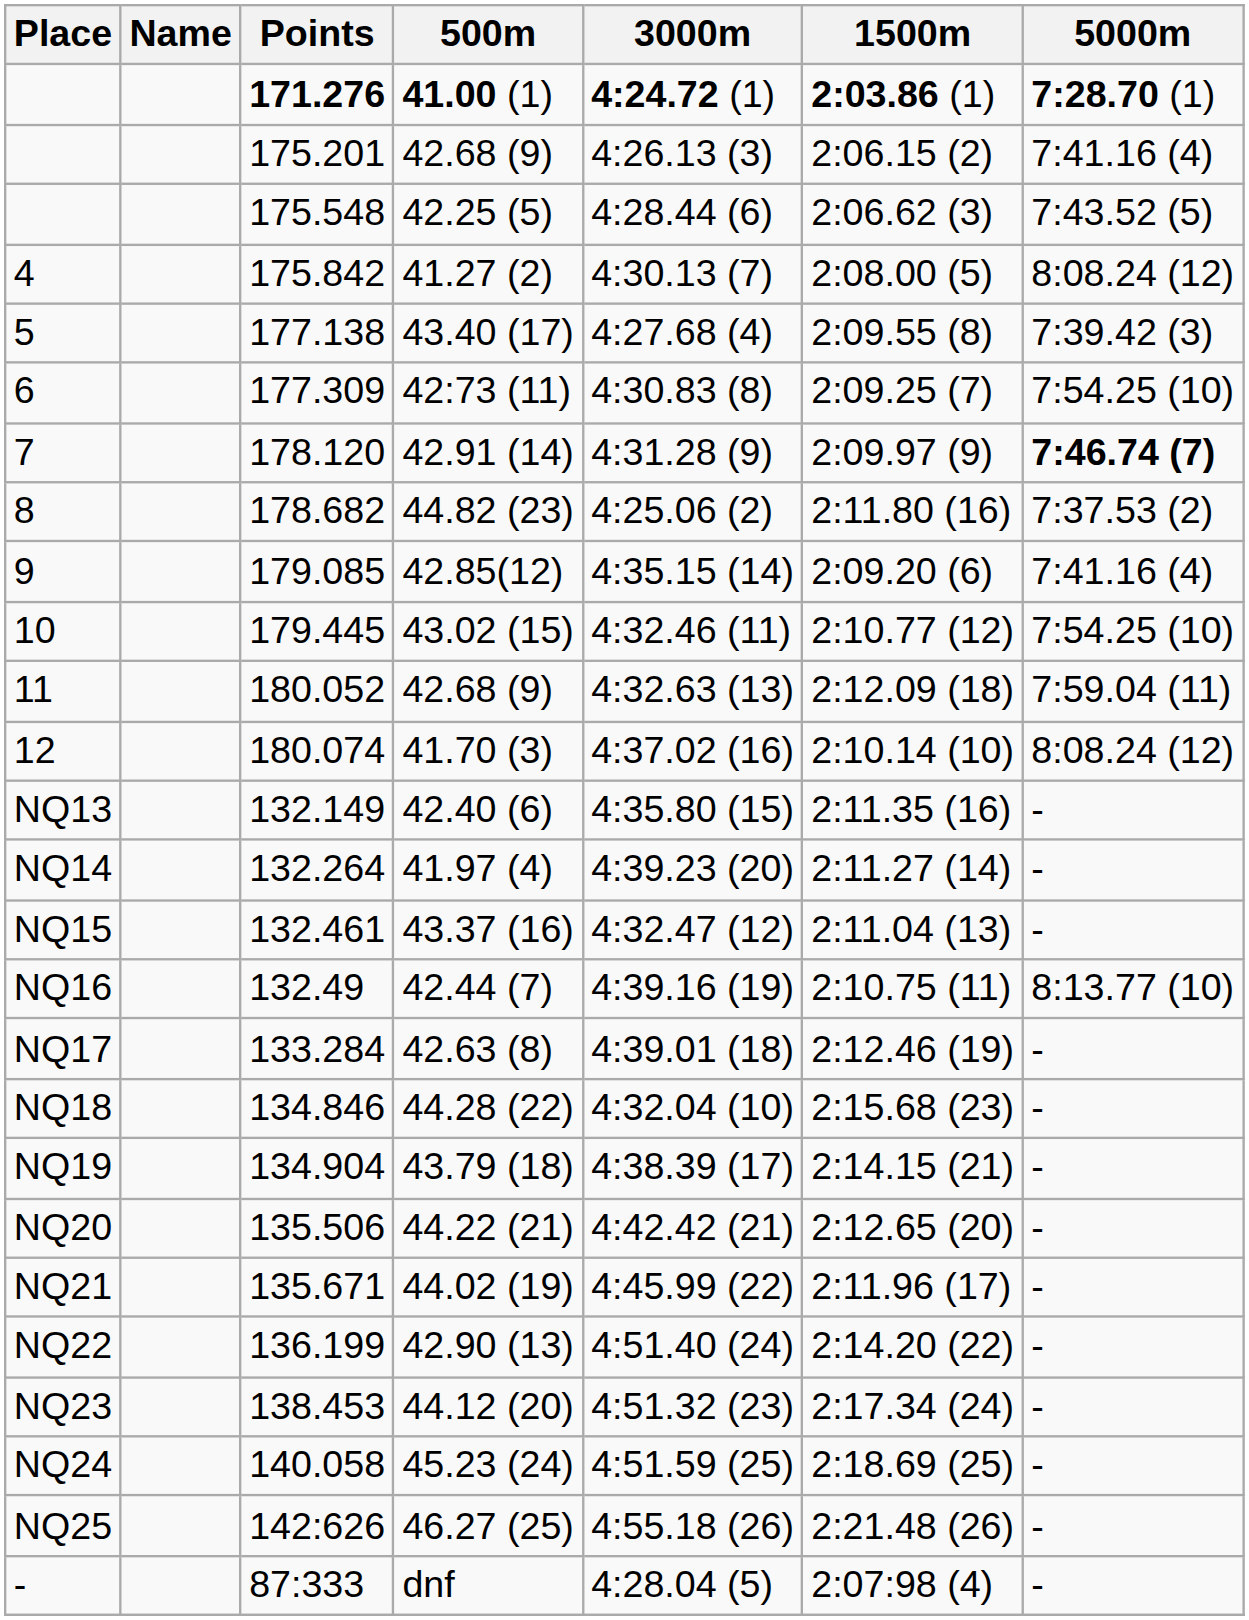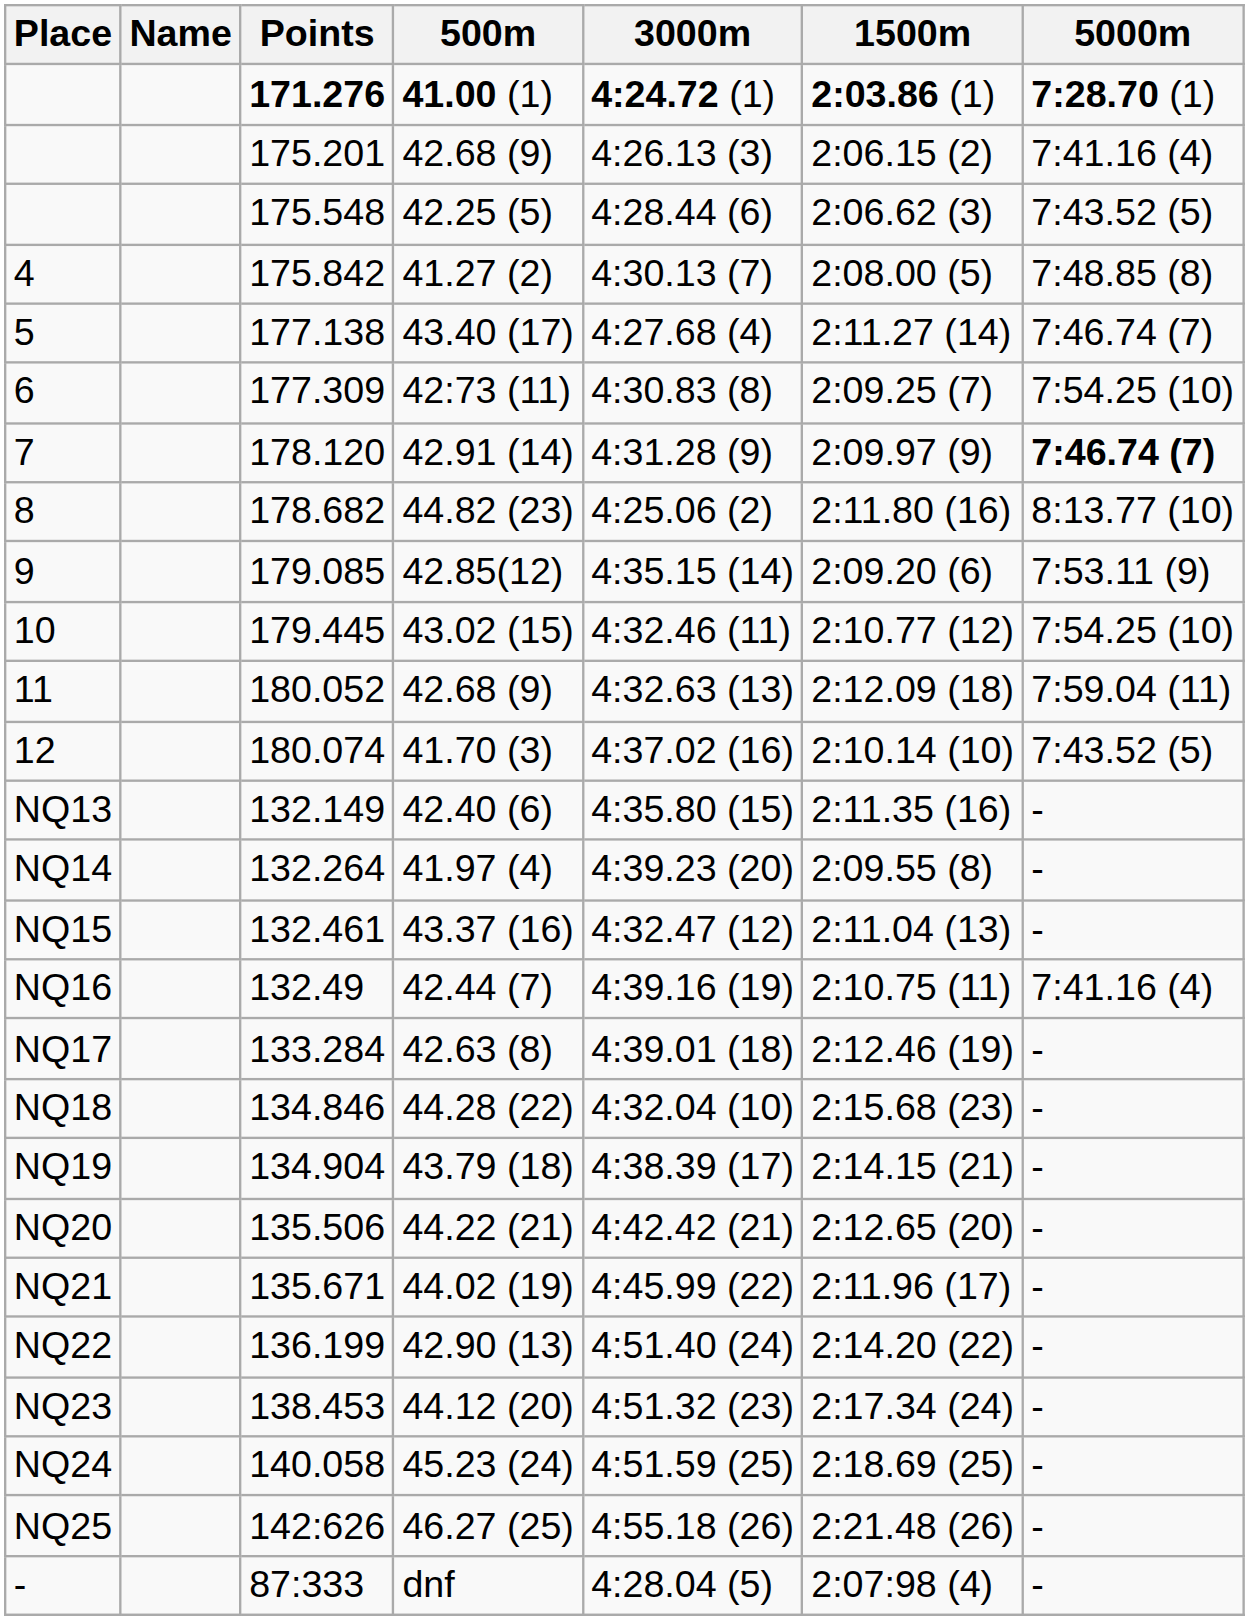(1133, 272) 8:08.24 (12) -> (1122, 272) 7:48.85 (8)
(902, 332) 2:09.55 (8) -> (911, 332) 2:11.27 (14)
(1122, 332) 7:39.42 (3) -> (1122, 332) 7:46.74 (7)
(1122, 511) 7:37.53 (2) -> (1133, 511) 8:13.77 (10)
(1122, 570) 7:41.16 (4) -> (1121, 570) 7:53.11 (9)
(1133, 749) 8:08.24 (12) -> (1122, 749) 7:43.52 (5)
(911, 869) 2:11.27 (14) -> (902, 869) 2:09.55 (8)
(1133, 988) 8:13.77 (10) -> (1122, 988) 7:41.16 (4)
